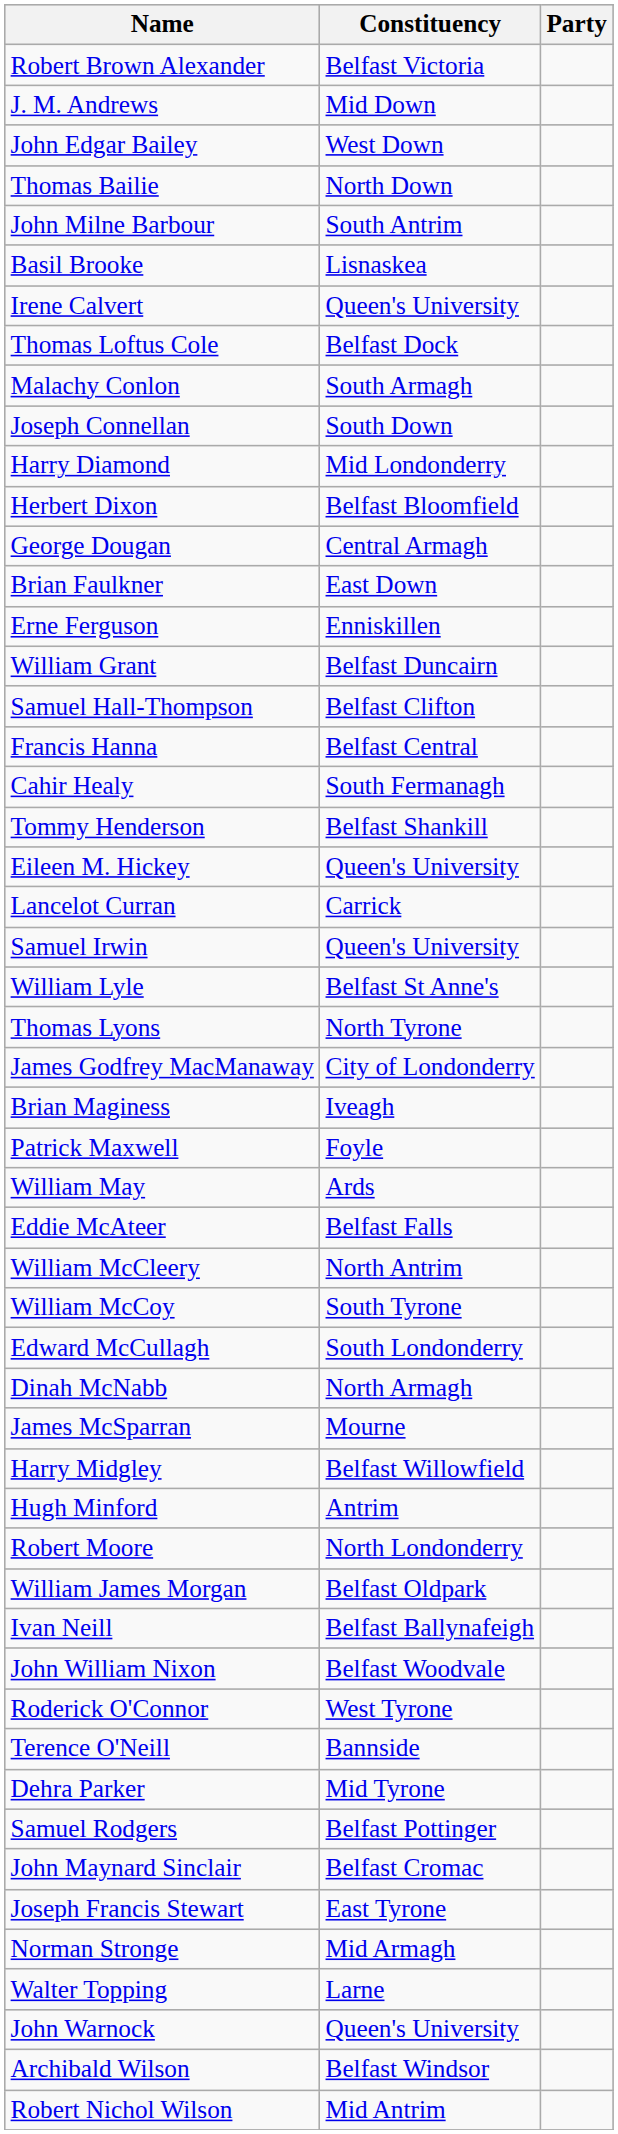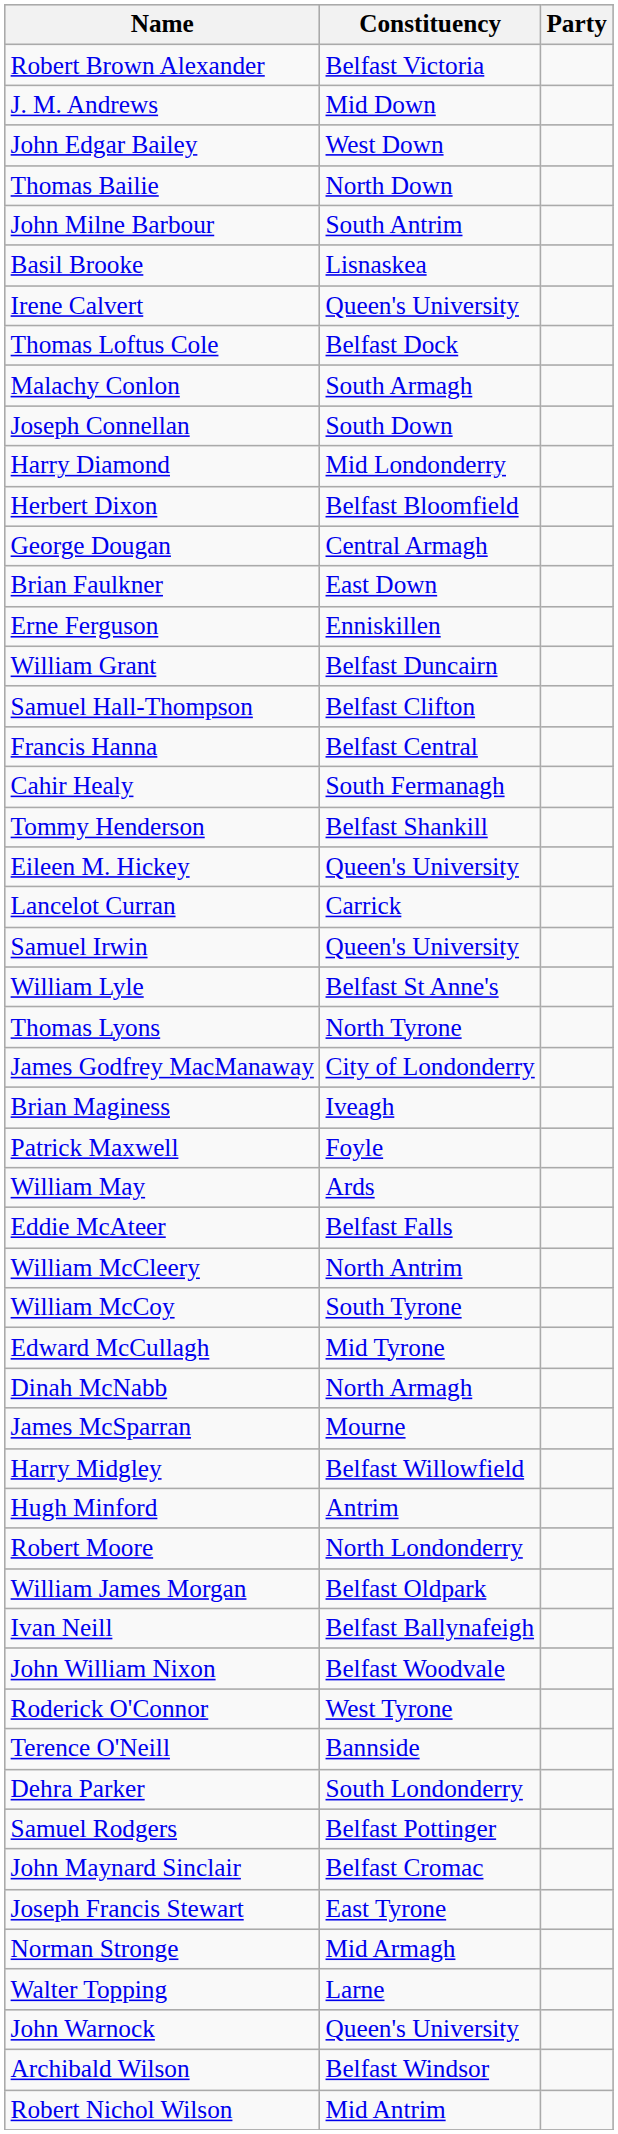(424, 1347) South Londonderry -> (385, 1347) Mid Tyrone
(385, 1788) Mid Tyrone -> (424, 1788) South Londonderry
